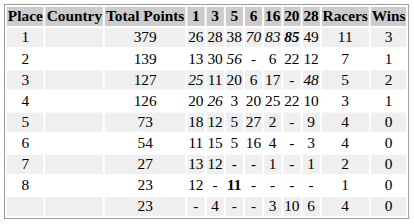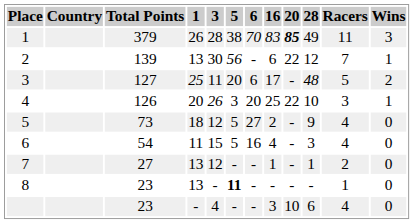(196, 185) 12 -> (196, 185) 13
